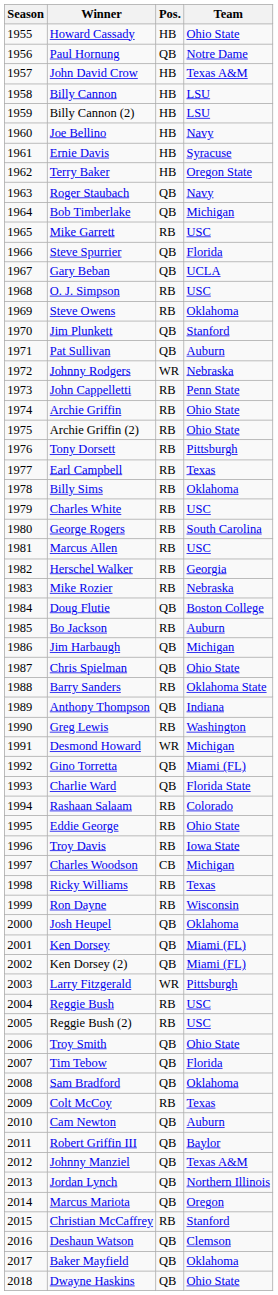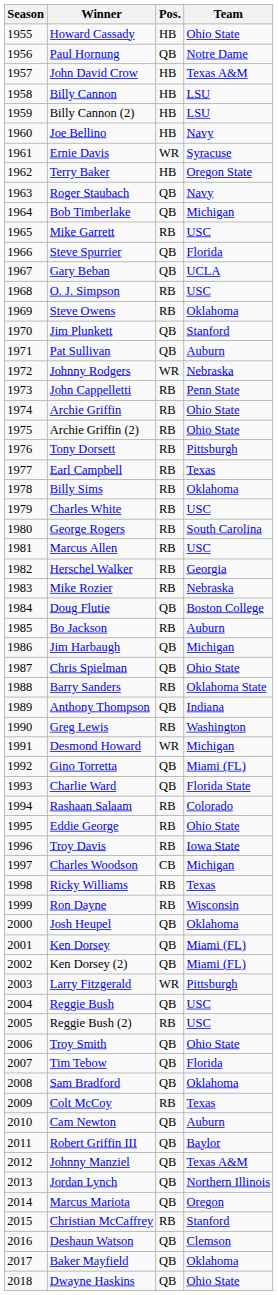(168, 152) HB -> (169, 152) WR
(167, 1004) RB -> (168, 1004) QB
